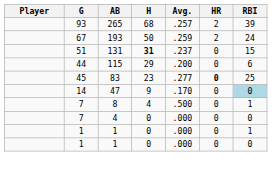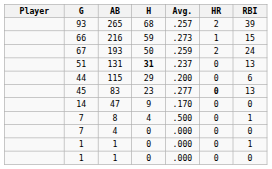+ row: (81, 38)
(250, 51) 15 -> (250, 64) 13
(250, 78) 25 -> (250, 91) 13
(250, 91) lightblue background -> (250, 104) no background
